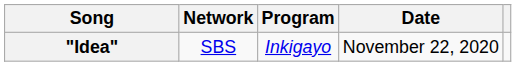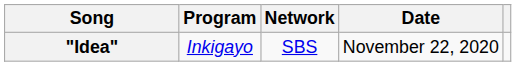columns swapped: (298, 18) <-> (218, 18)
